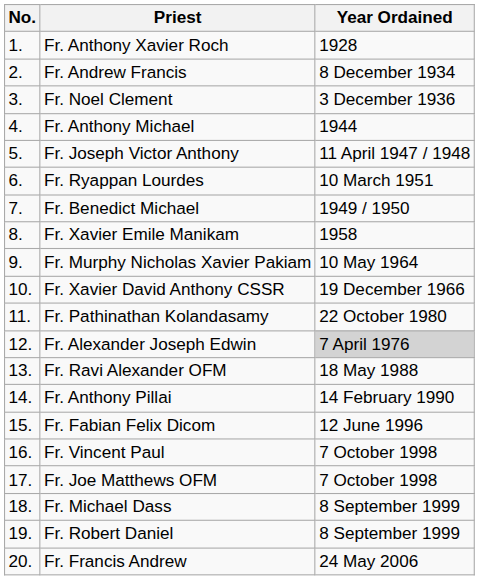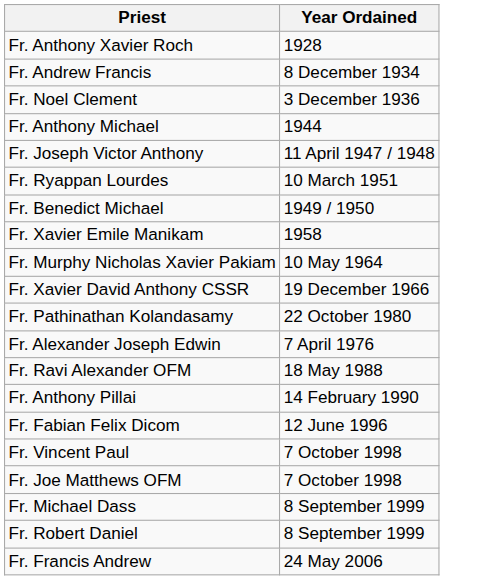- column: (22, 18)
(364, 343) lightgrey background -> (329, 343) no background
